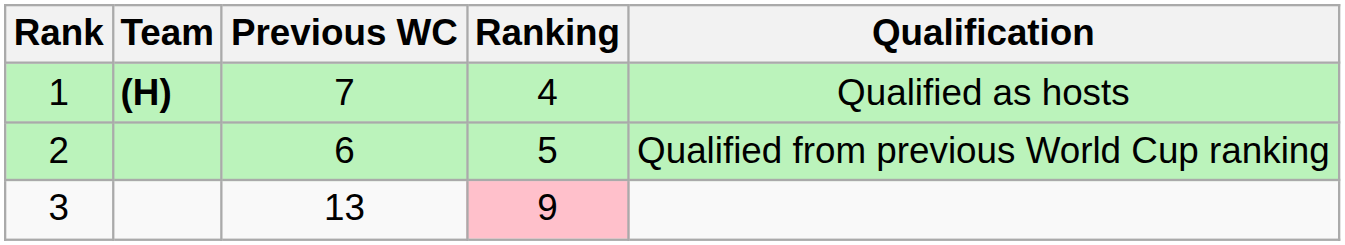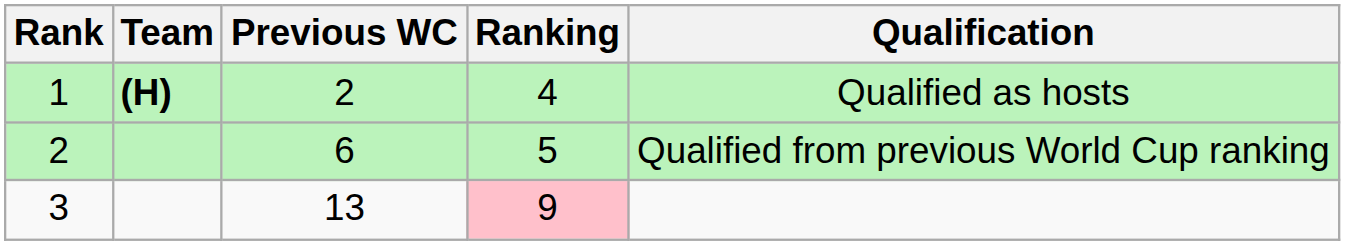(344, 92) 7 -> (344, 92) 2
